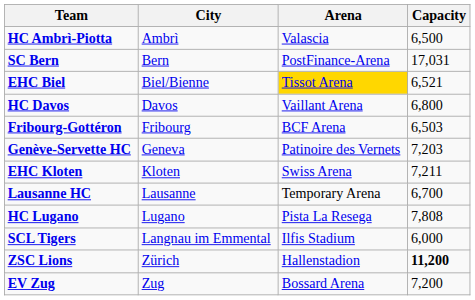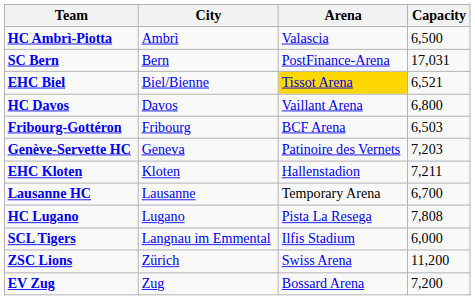(317, 171) Swiss Arena -> (321, 171) Hallenstadion
(321, 261) Hallenstadion -> (317, 261) Swiss Arena
(430, 261) bold -> (430, 261) normal
